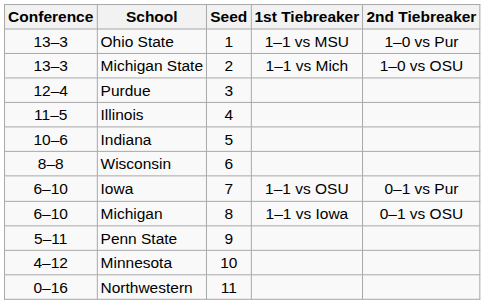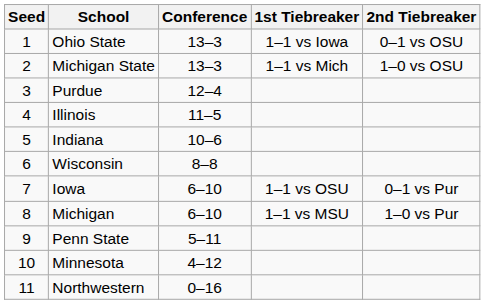columns swapped: (229, 17) <-> (51, 17)
(307, 42) 1–1 vs MSU -> (307, 42) 1–1 vs Iowa
(421, 42) 1–0 vs Pur -> (421, 42) 0–1 vs OSU
(307, 213) 1–1 vs Iowa -> (307, 213) 1–1 vs MSU
(421, 213) 0–1 vs OSU -> (421, 213) 1–0 vs Pur
